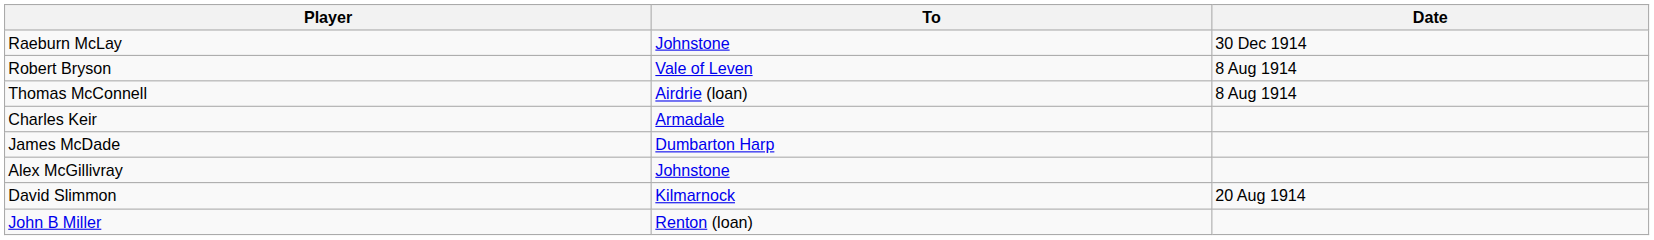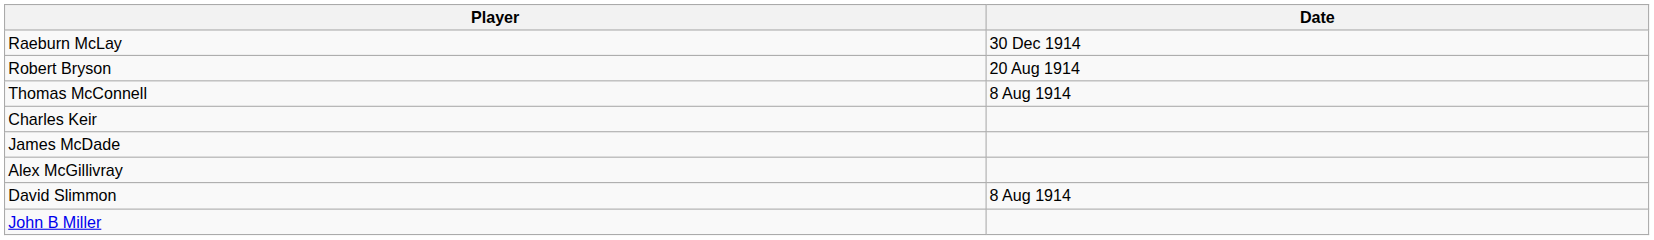- column: (932, 17)
(1256, 68) 8 Aug 1914 -> (1035, 68) 20 Aug 1914
(1261, 196) 20 Aug 1914 -> (1030, 196) 8 Aug 1914
